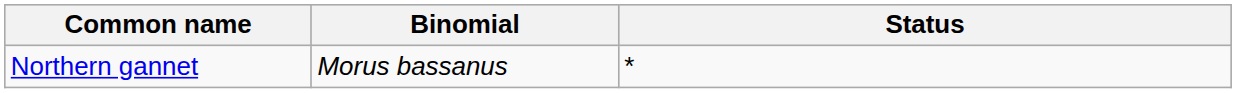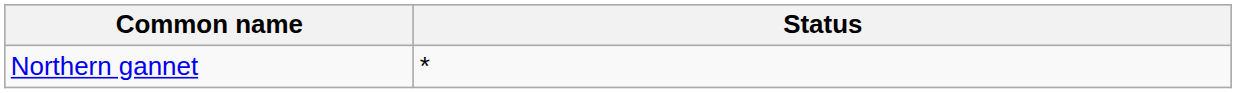- column: (465, 25)
